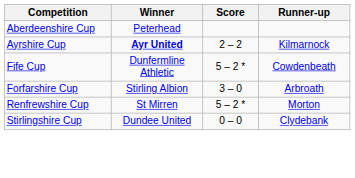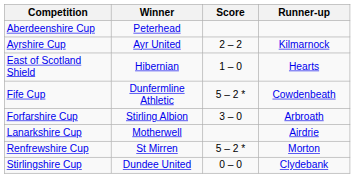(157, 45) bold -> (157, 45) normal
+ row: (44, 67)
+ row: (44, 133)
